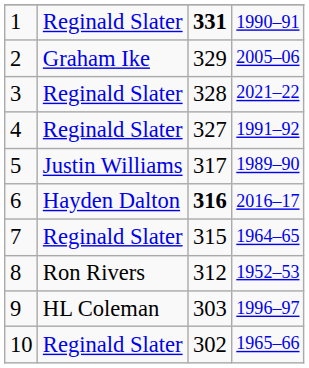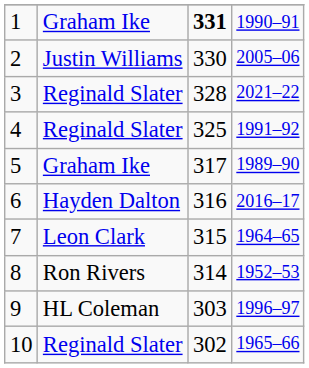(113, 22) Reginald Slater -> (96, 22) Graham Ike
(96, 58) Graham Ike -> (113, 58) Justin Williams
(210, 58) 329 -> (210, 58) 330
(210, 129) 327 -> (210, 129) 325
(113, 165) Justin Williams -> (96, 165) Graham Ike
(210, 201) bold -> (210, 201) normal
(113, 237) Reginald Slater -> (94, 237) Leon Clark
(210, 272) 312 -> (210, 272) 314
